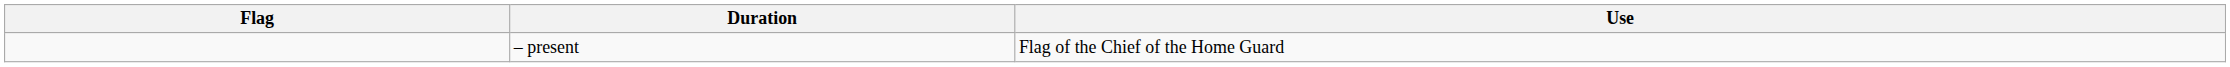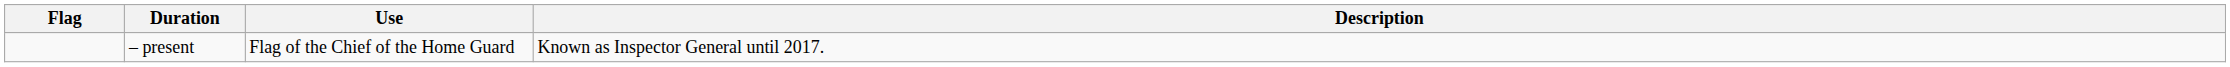+ column: (1379, 18)
